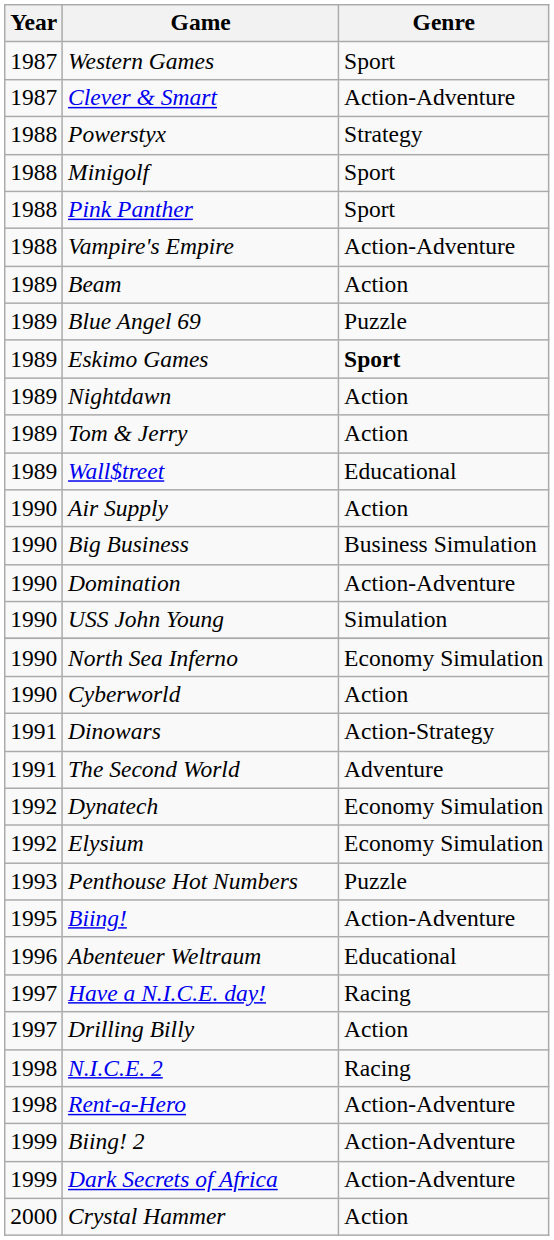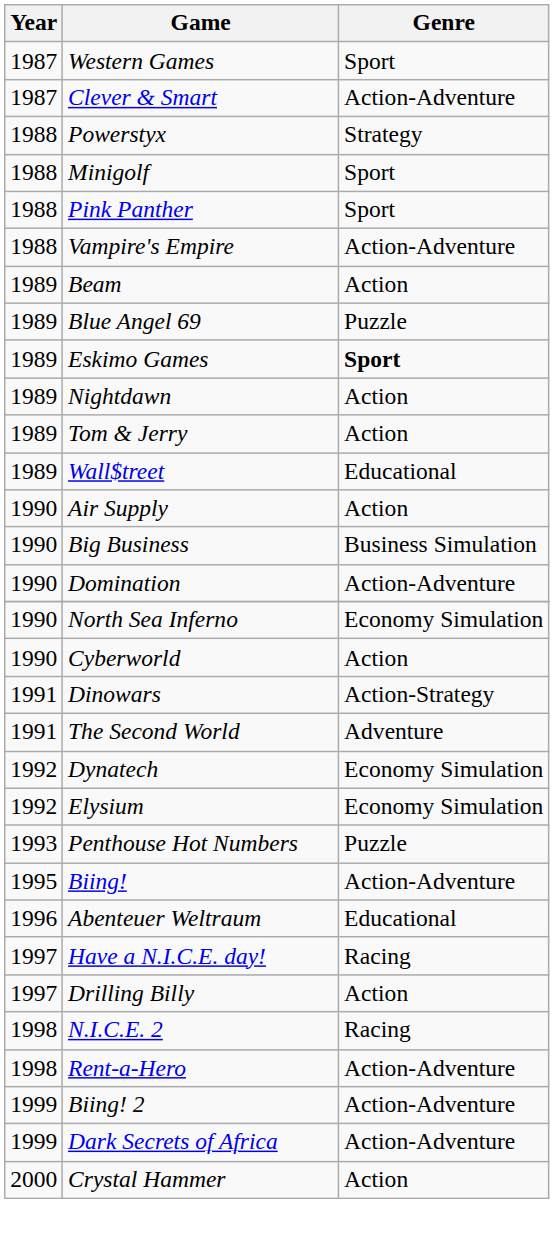- row: (146, 619)
